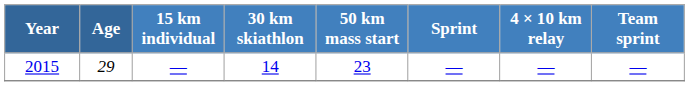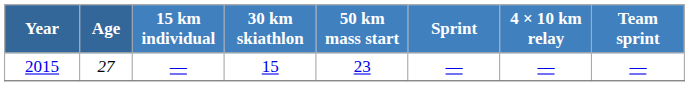(106, 66) 29 -> (106, 66) 27
(270, 66) 14 -> (270, 66) 15
